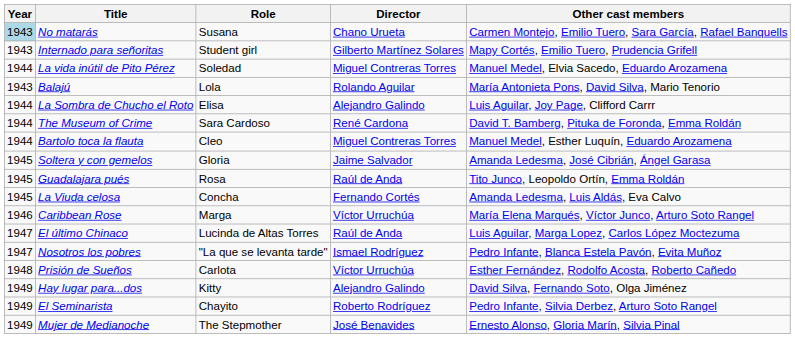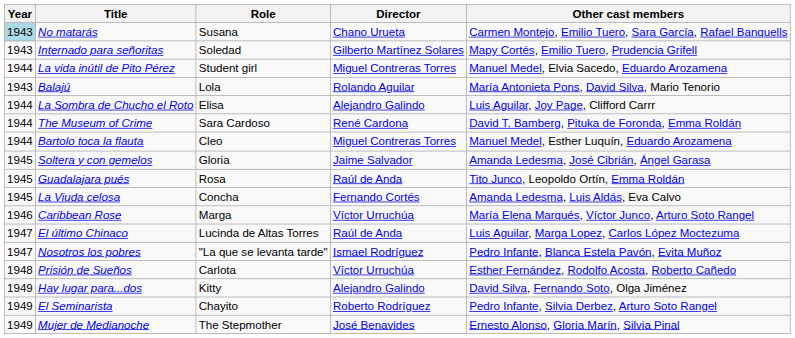(228, 50) Student girl -> (220, 50) Soledad
(220, 69) Soledad -> (228, 69) Student girl
